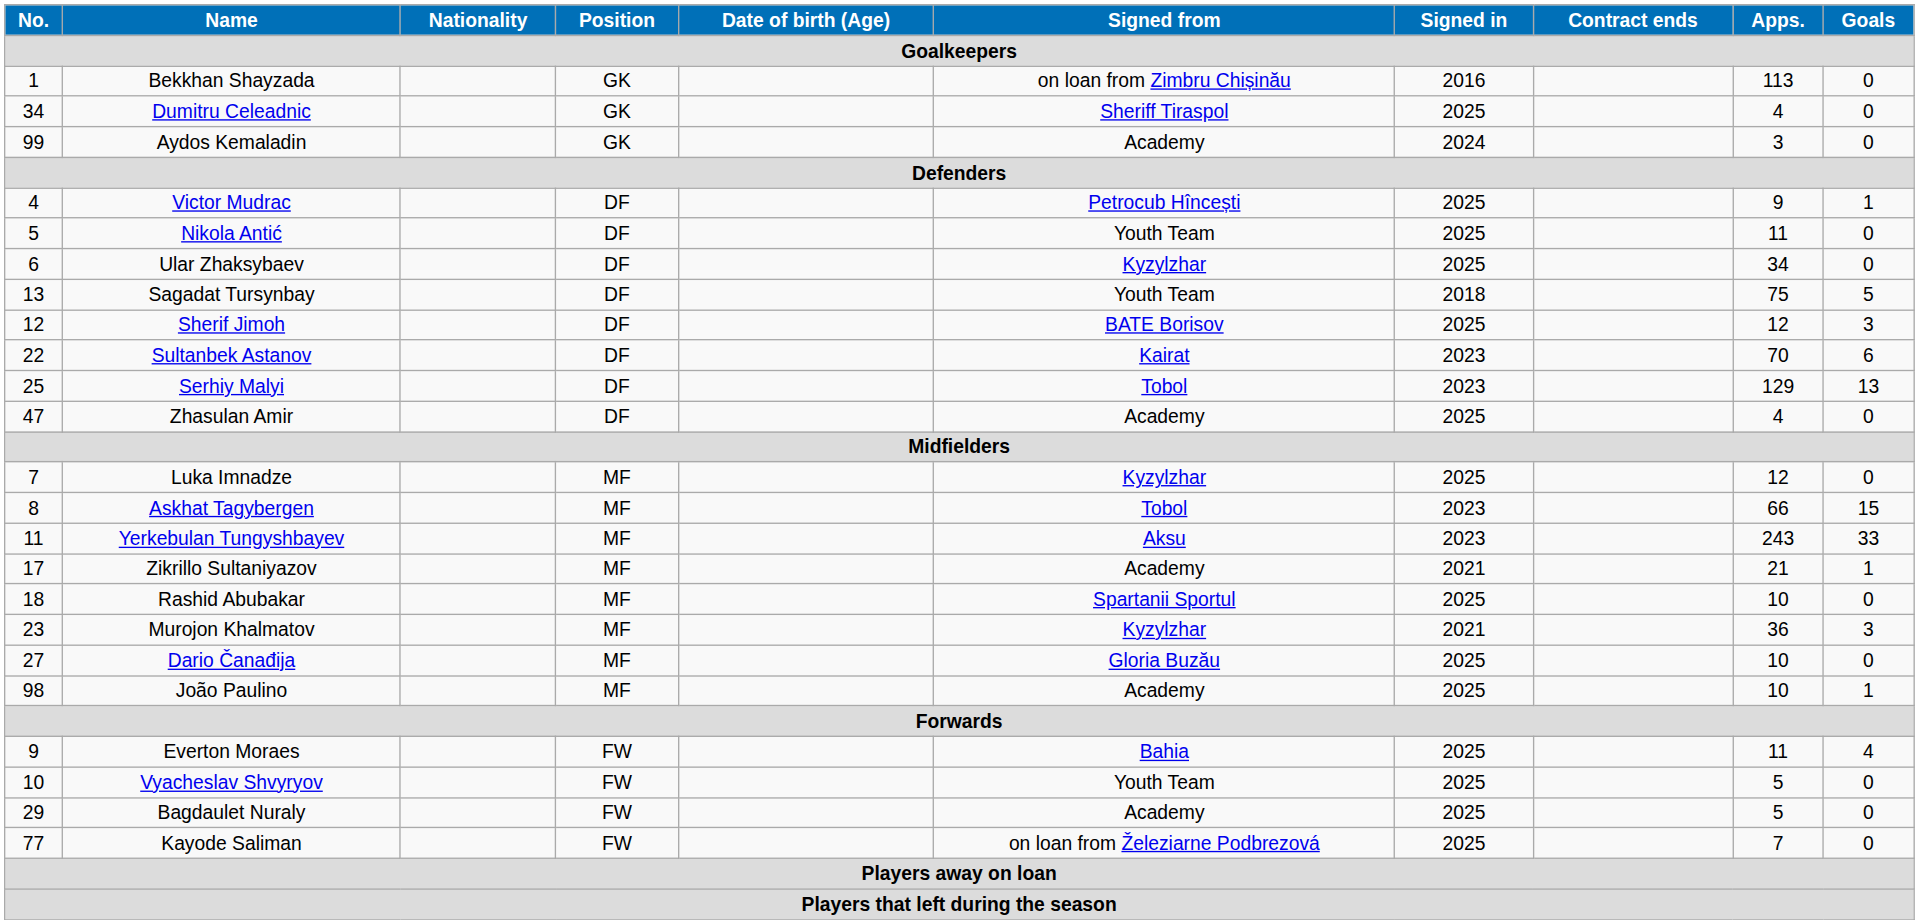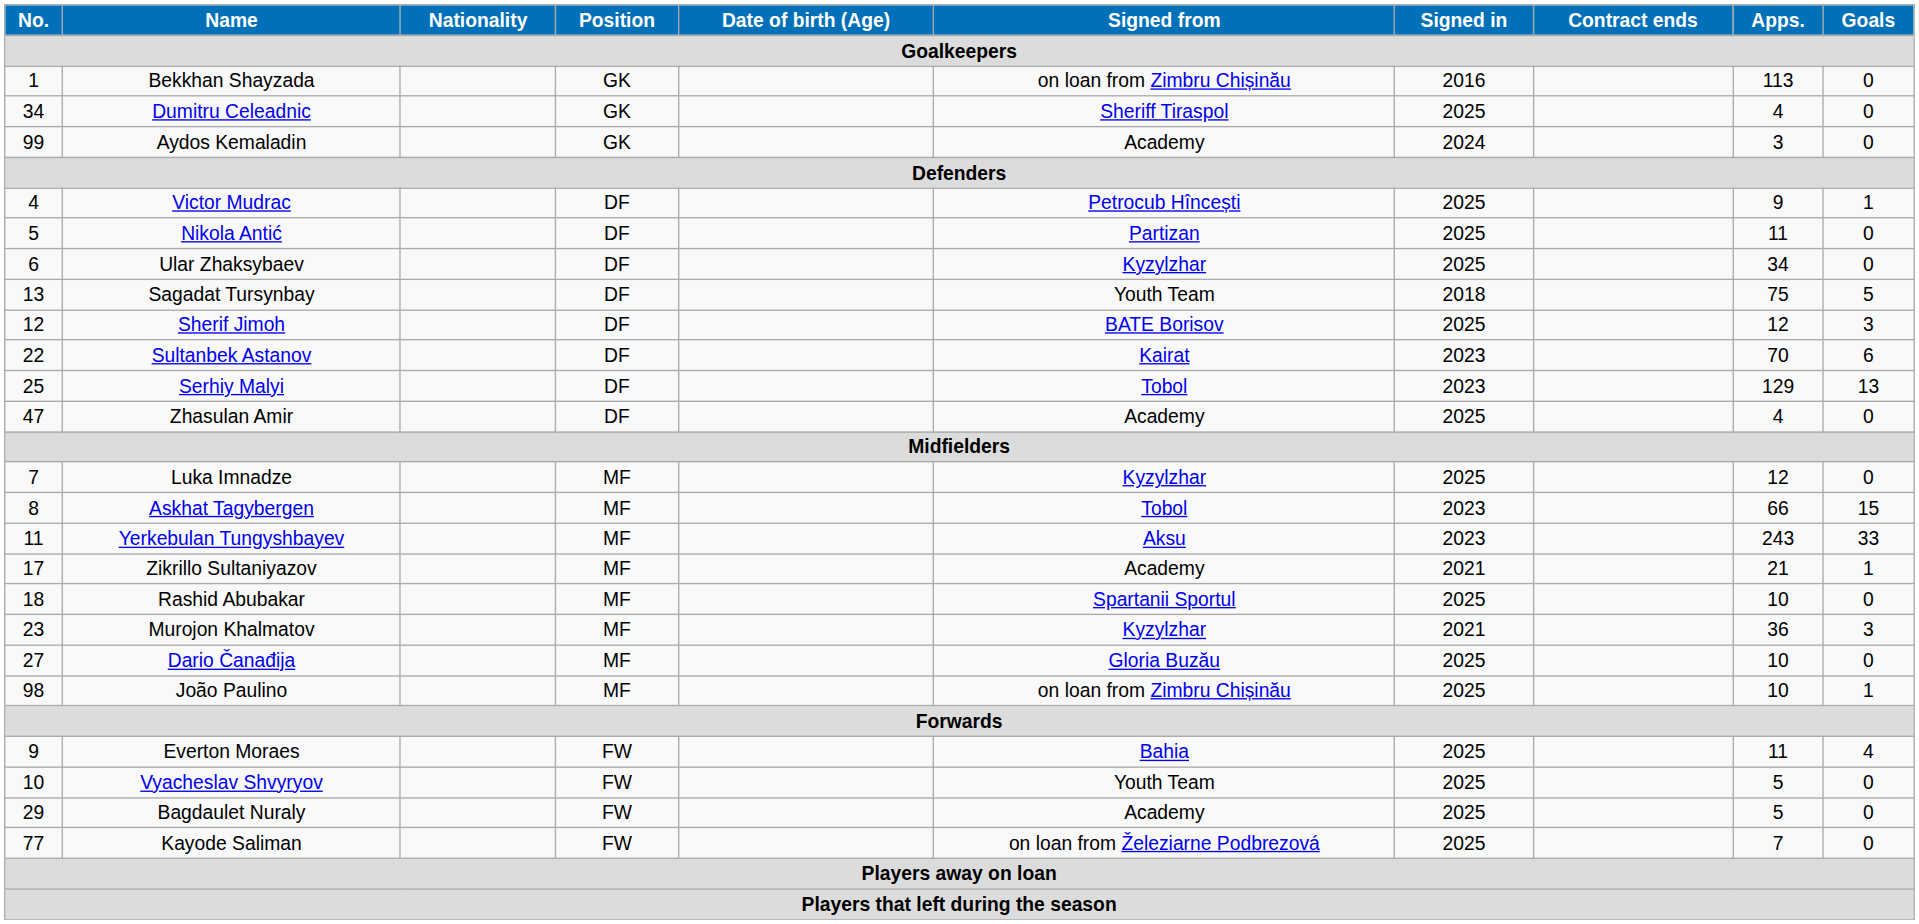(1164, 234) Youth Team -> (1164, 234) Partizan
(1164, 691) Academy -> (1164, 691) on loan from Zimbru Chișinău
